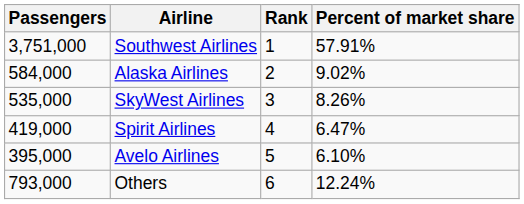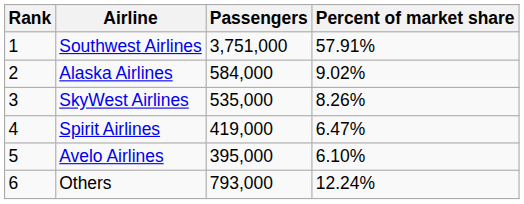columns swapped: (286, 18) <-> (58, 18)
